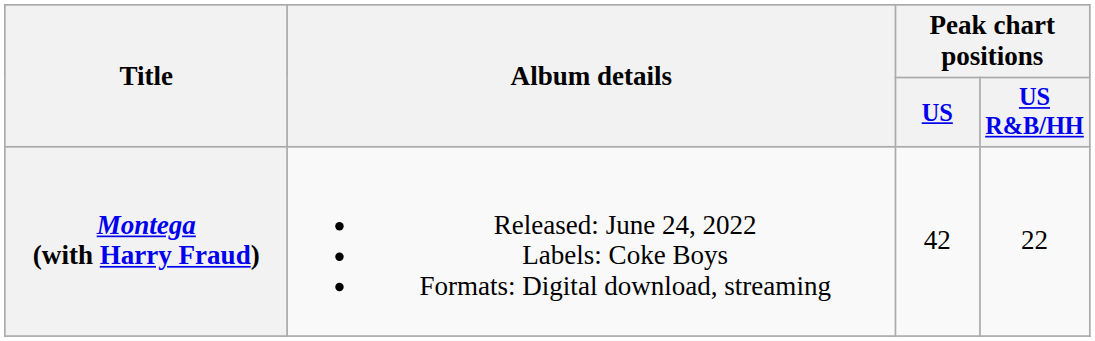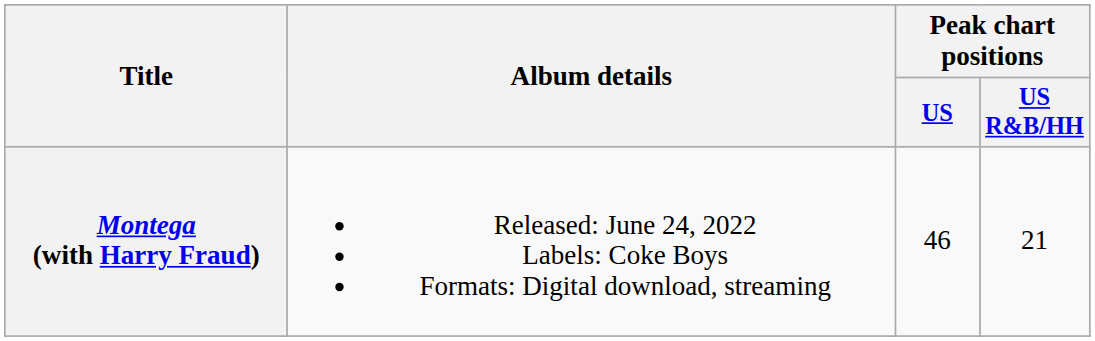(937, 240) 42 -> (937, 240) 46
(1034, 240) 22 -> (1034, 240) 21
